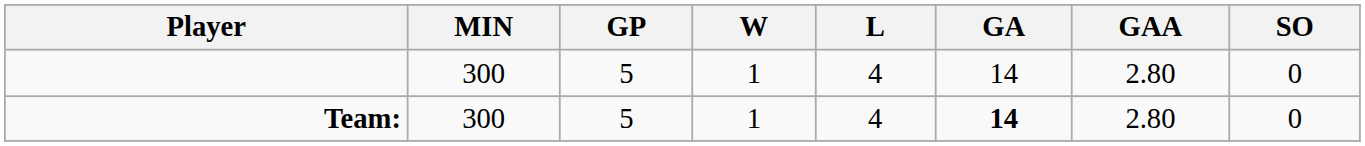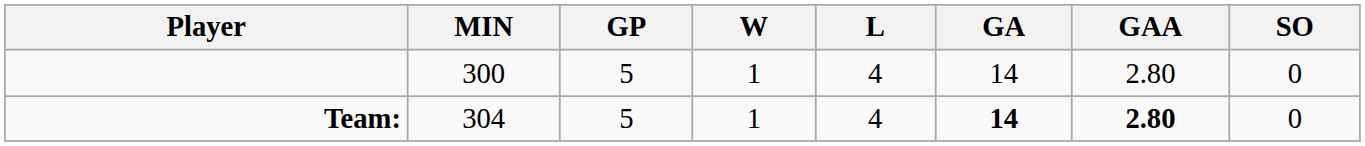(484, 118) 300 -> (484, 118) 304
(1150, 118) normal -> (1150, 118) bold
